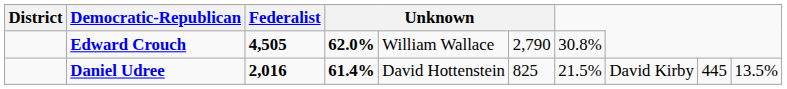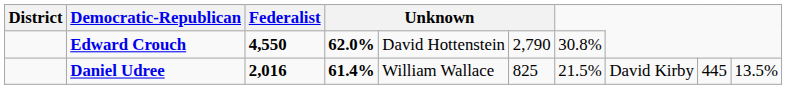(268, 44) 4,505 -> (268, 44) 4,550
(438, 44) William Wallace -> (444, 44) David Hottenstein
(444, 71) David Hottenstein -> (438, 71) William Wallace
